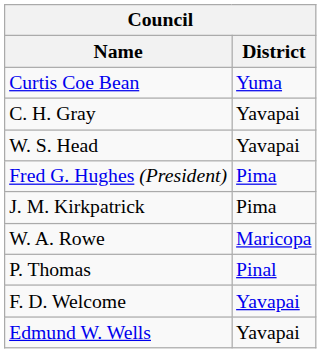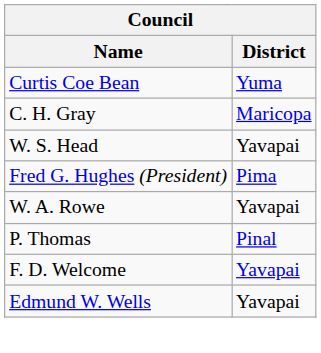(268, 113) Yavapai -> (274, 113) Maricopa
- row: (77, 207)
(274, 238) Maricopa -> (268, 207) Yavapai
